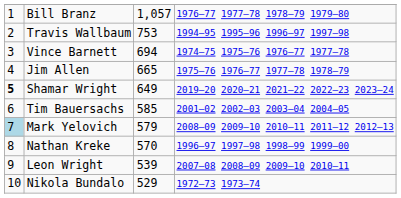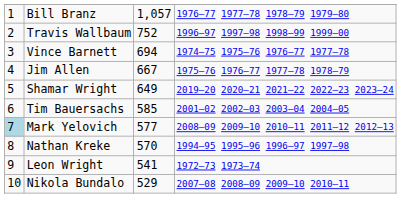(147, 33) 753 -> (147, 33) 752
(263, 33) 1994–95 1995–96 1996–97 1997–98 -> (263, 33) 1996–97 1997–98 1998–99 1999–00
(147, 70) 665 -> (147, 70) 667
(11, 89) bold -> (11, 89) normal
(147, 127) 579 -> (147, 127) 577
(263, 146) 1996–97 1997–98 1998–99 1999–00 -> (263, 146) 1994–95 1995–96 1996–97 1997–98
(147, 165) 539 -> (147, 165) 541
(263, 165) 2007–08 2008–09 2009–10 2010–11 -> (218, 165) 1972–73 1973–74
(218, 184) 1972–73 1973–74 -> (263, 184) 2007–08 2008–09 2009–10 2010–11
